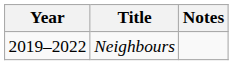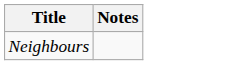- column: (47, 18)
